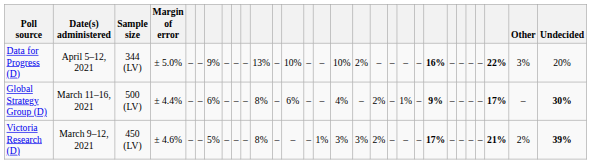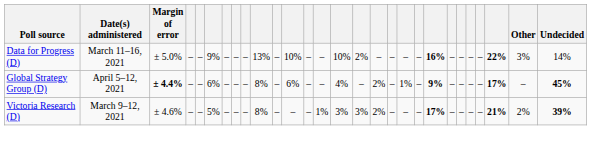- column: (132, 29)
(84, 62) April 5–12, 2021 -> (115, 57) March 11–16, 2021
(562, 62) 20% -> (562, 57) 14%
(84, 101) March 11–16, 2021 -> (115, 84) April 5–12, 2021
(168, 101) normal -> (168, 84) bold
(562, 101) 30% -> (562, 84) 45%
